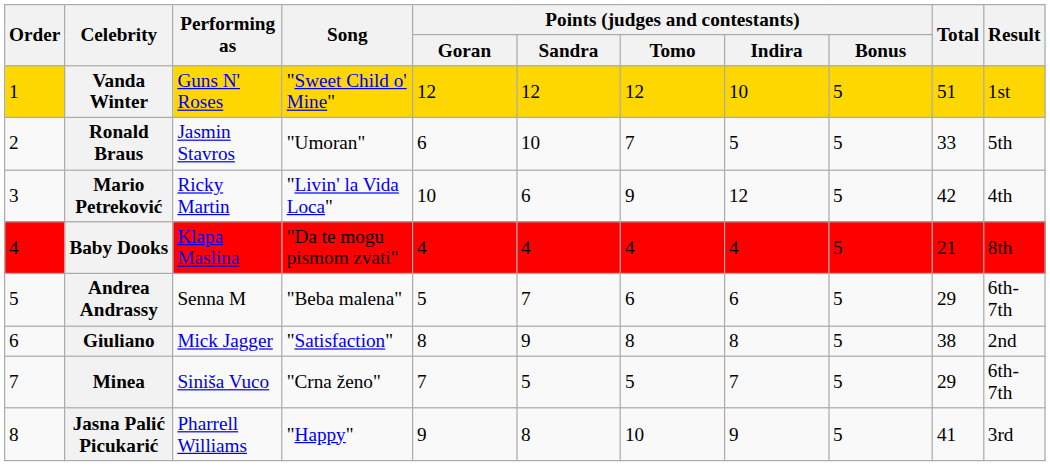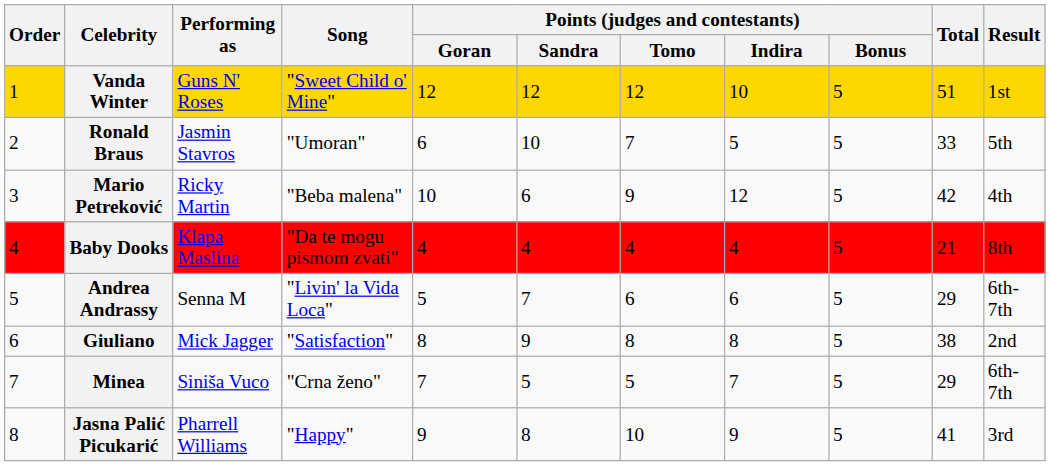(343, 195) "Livin' la Vida Loca" -> (344, 195) "Beba malena"
(344, 299) "Beba malena" -> (343, 299) "Livin' la Vida Loca"
